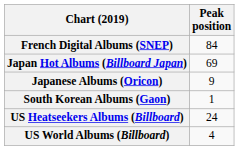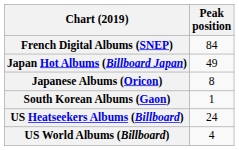(212, 63) 69 -> (212, 63) 49
(212, 81) 9 -> (212, 81) 8
